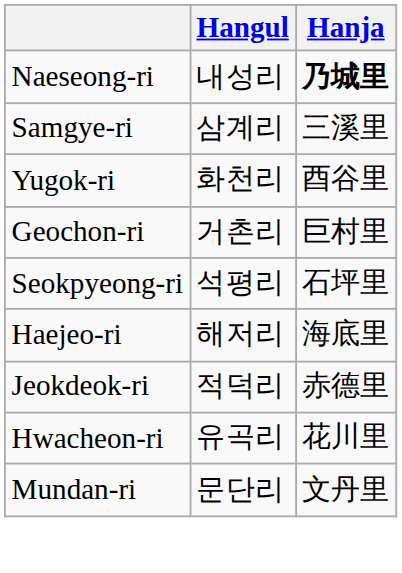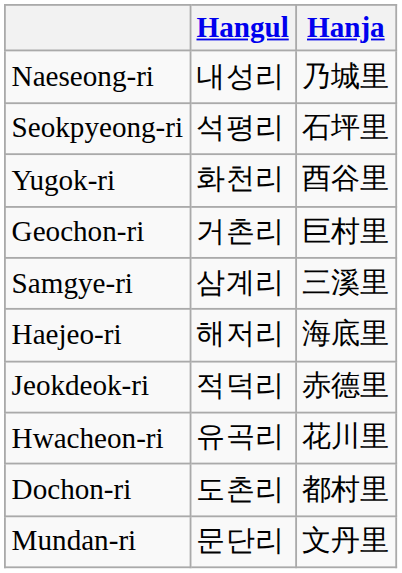(346, 75) bold -> (346, 75) normal
rows swapped: (72, 128) <-> (97, 283)
+ row: (71, 489)
